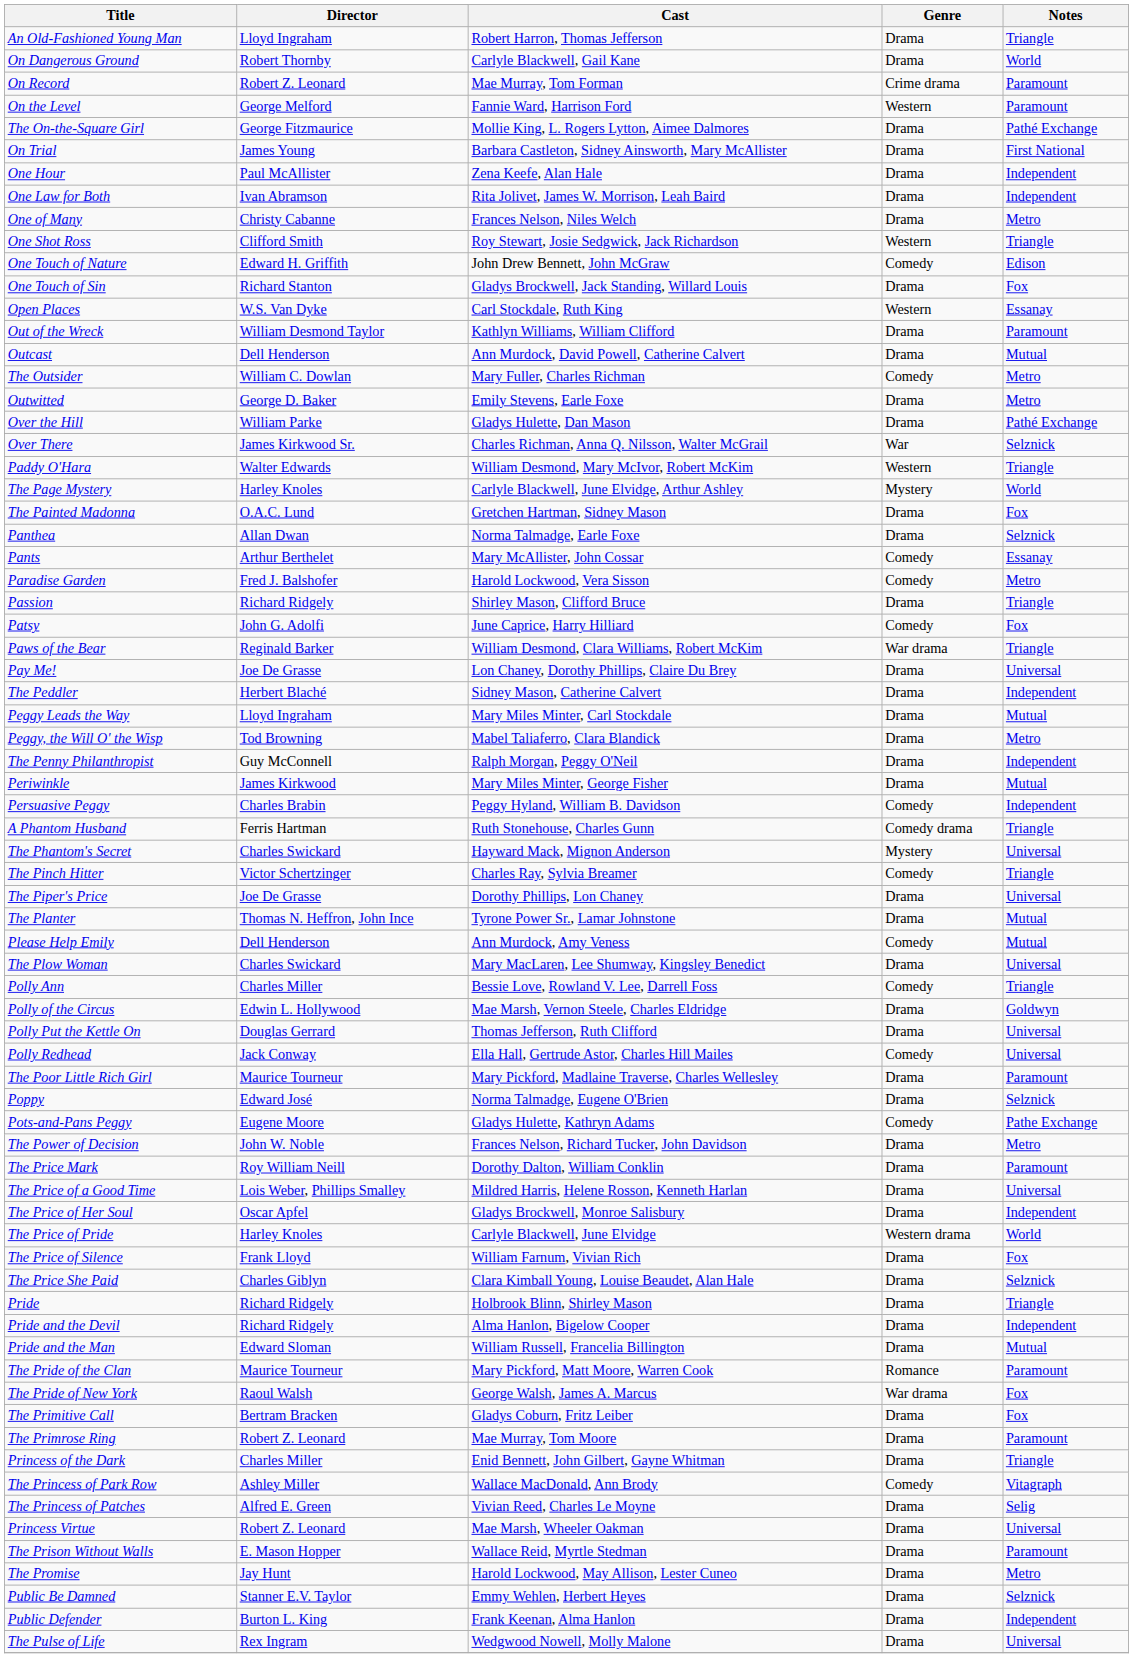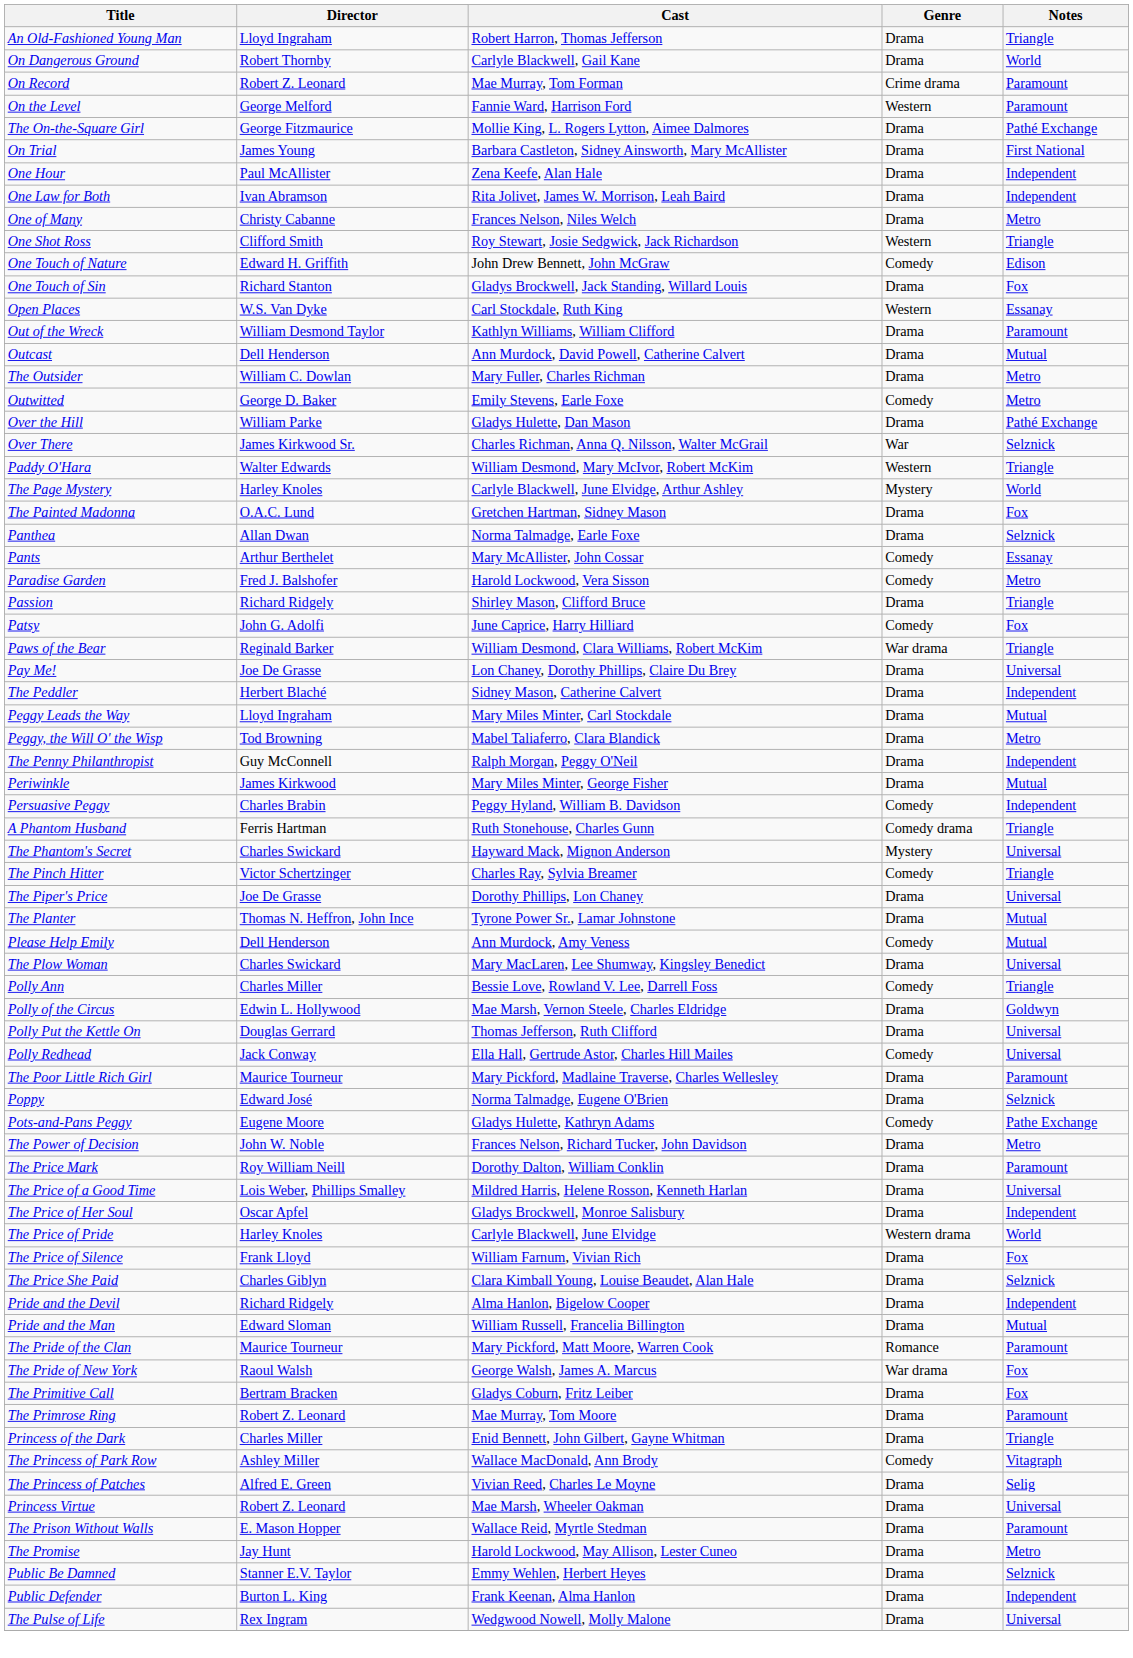(909, 377) Comedy -> (904, 377) Drama
(904, 399) Drama -> (909, 399) Comedy
- row: (24, 1303)
